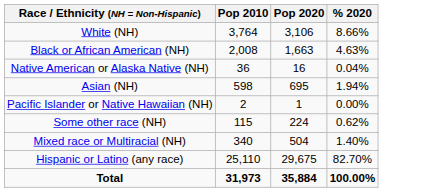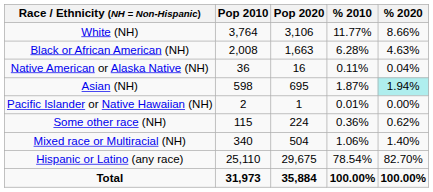+ column: (352, 13)
(352, 86) no background -> (403, 86) paleturquoise background
